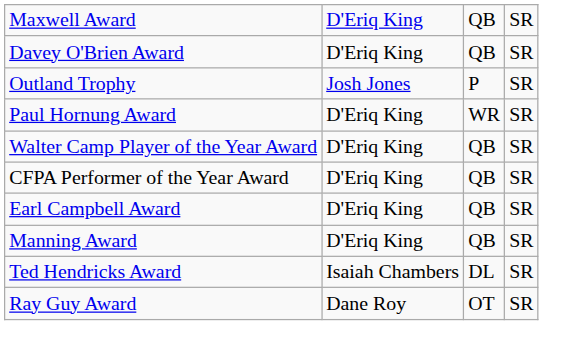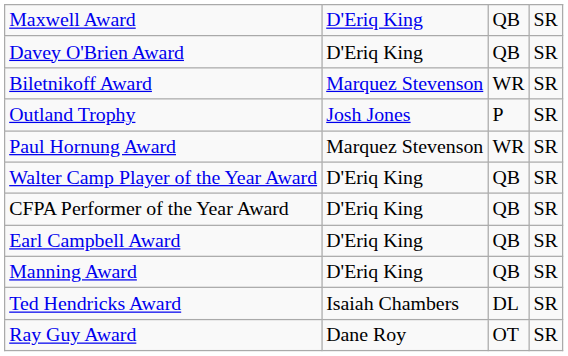+ row: (81, 83)
(375, 114) D'Eriq King -> (405, 146) Marquez Stevenson
